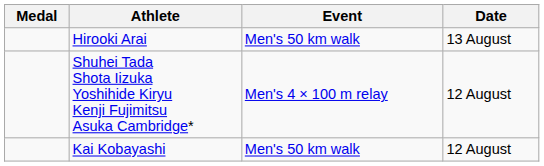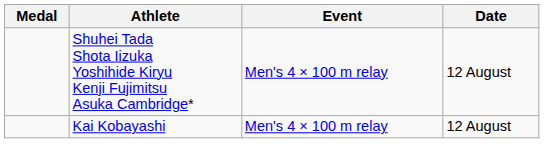- row: (110, 39)
(302, 150) Men's 50 km walk -> (316, 127) Men's 4 × 100 m relay
